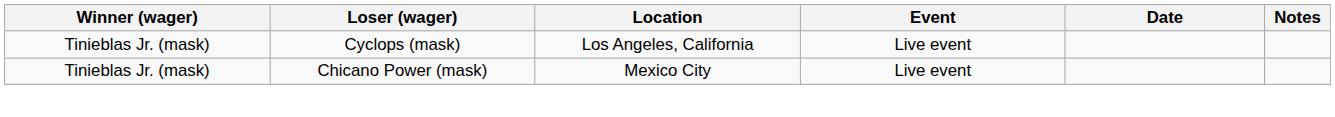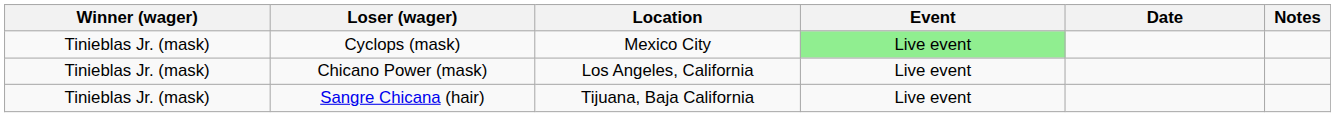(668, 44) Los Angeles, California -> (668, 44) Mexico City
(933, 44) no background -> (933, 44) lightgreen background
(668, 71) Mexico City -> (668, 71) Los Angeles, California
+ row: (402, 97)
